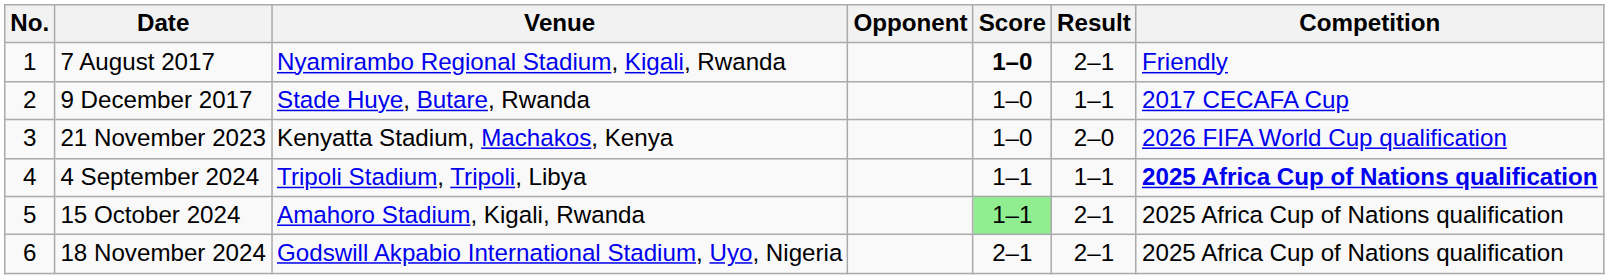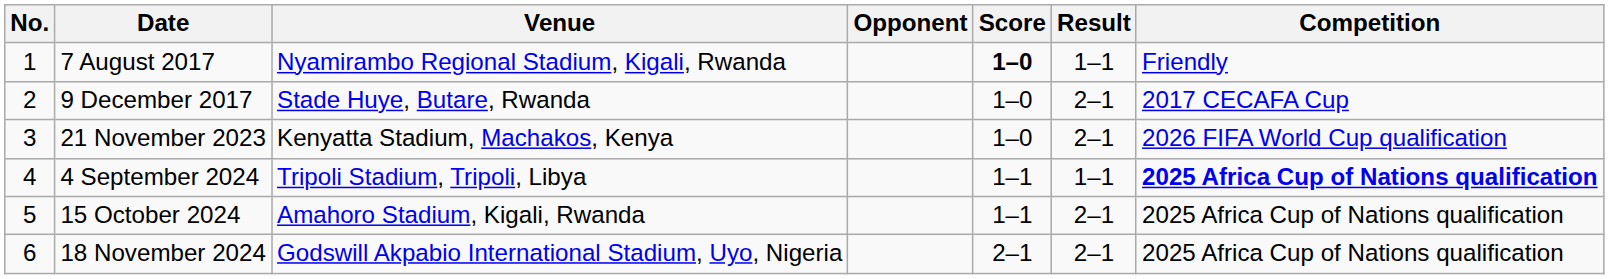(1094, 61) 2–1 -> (1094, 61) 1–1
(1094, 100) 1–1 -> (1094, 100) 2–1
(1094, 138) 2–0 -> (1094, 138) 2–1
(1012, 215) lightgreen background -> (1012, 215) no background
